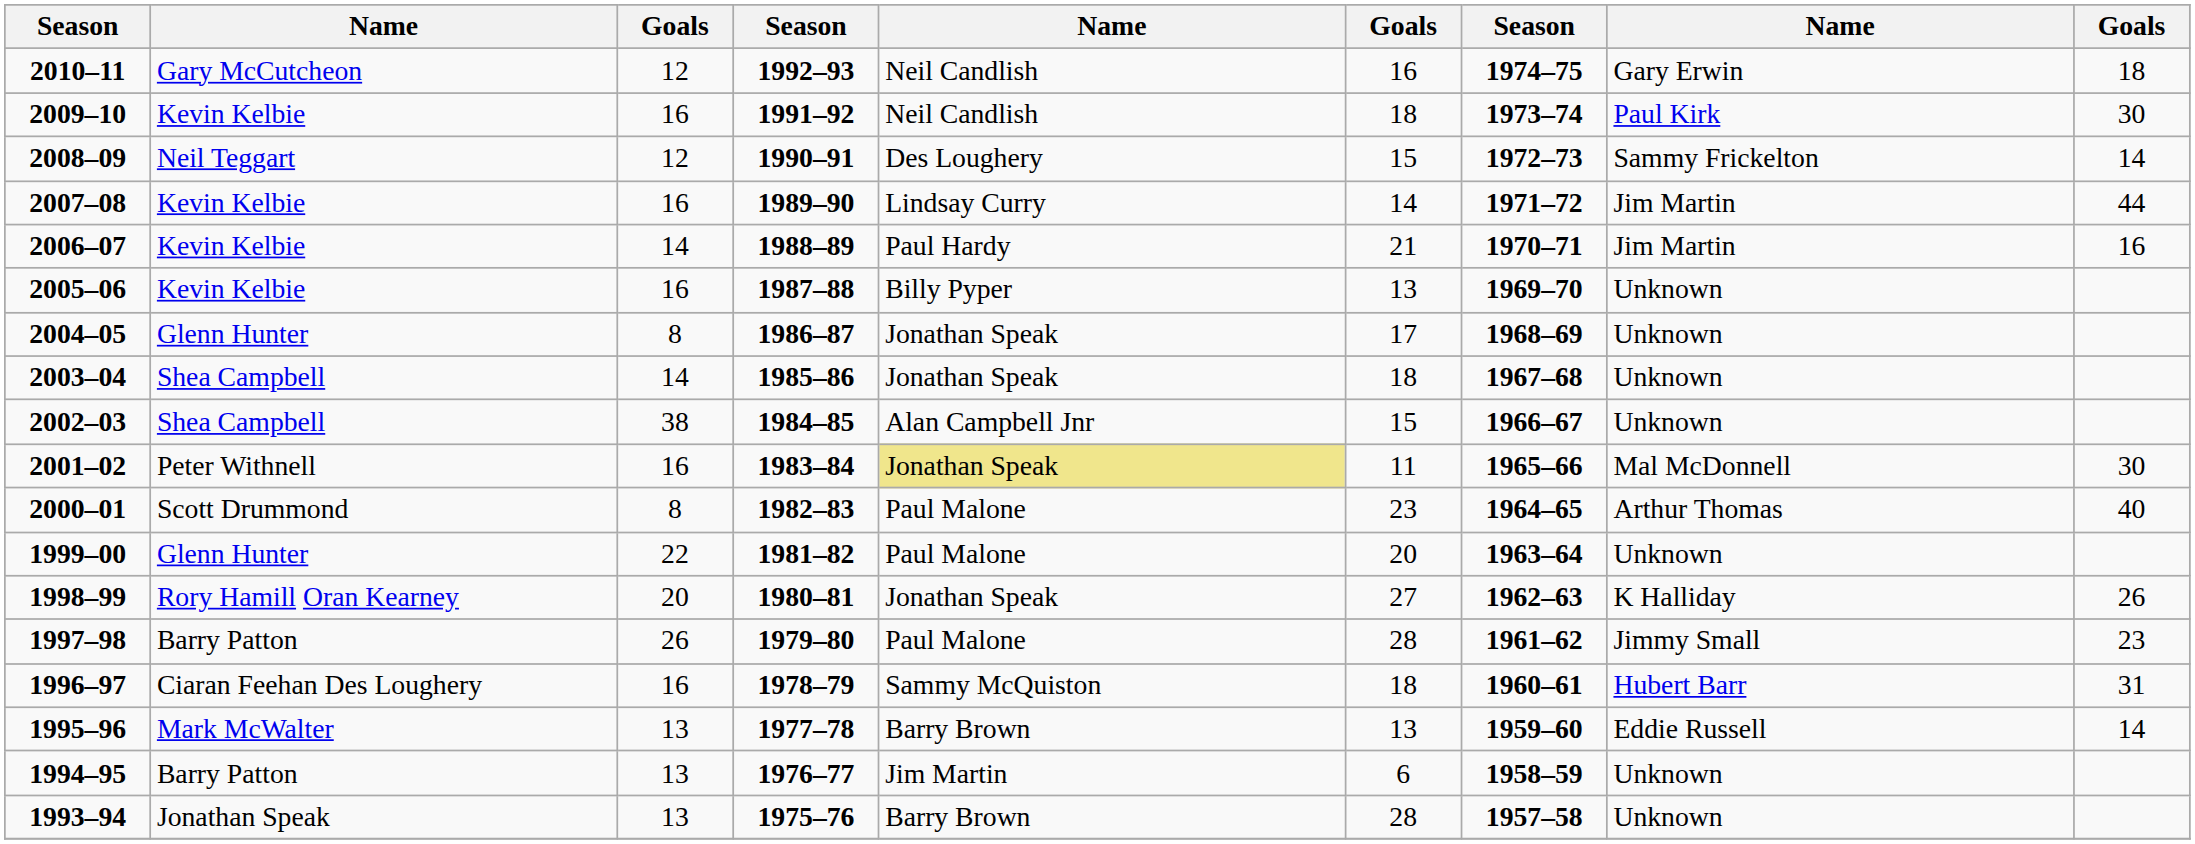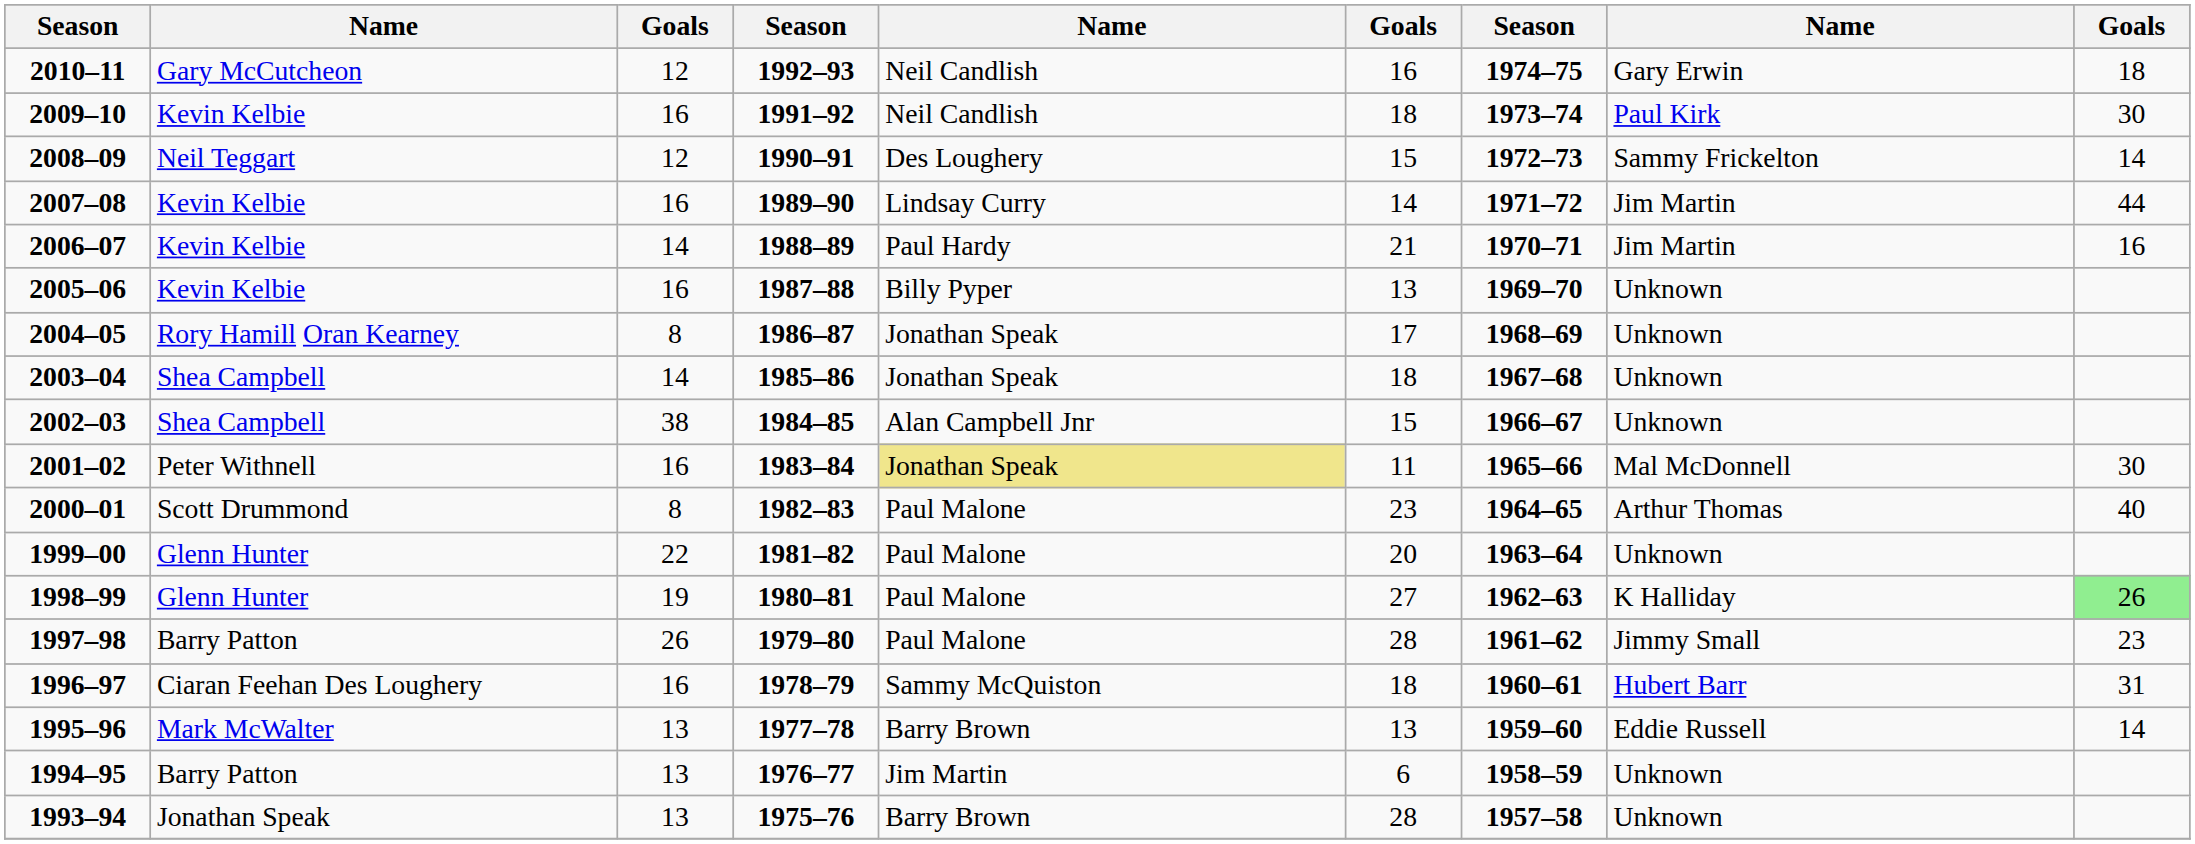(233, 333) Glenn Hunter -> (308, 333) Rory Hamill Oran Kearney
(308, 597) Rory Hamill Oran Kearney -> (233, 597) Glenn Hunter
(675, 597) 20 -> (675, 597) 19
(972, 597) Jonathan Speak -> (956, 597) Paul Malone
(2132, 597) no background -> (2132, 597) lightgreen background
